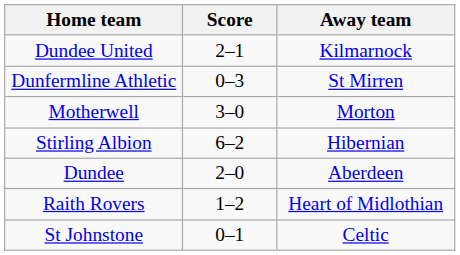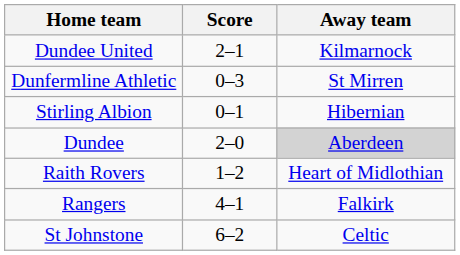- row: (94, 111)
(230, 142) 6–2 -> (230, 111) 0–1
(366, 173) no background -> (366, 142) lightgrey background
+ row: (94, 204)
(230, 234) 0–1 -> (230, 234) 6–2
